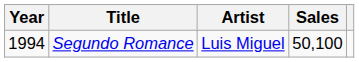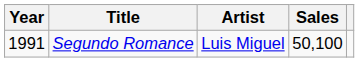(27, 43) 1994 -> (27, 43) 1991
